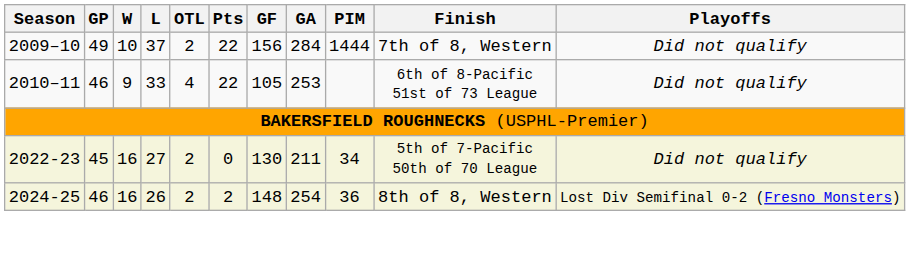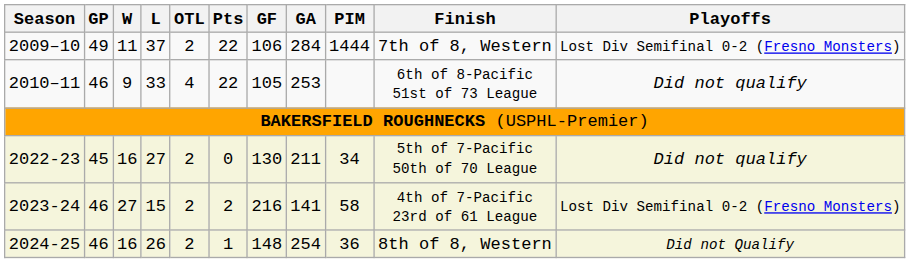(127, 46) 10 -> (127, 46) 11
(267, 46) 156 -> (267, 46) 106
(730, 46) Did not qualify -> (730, 47) Lost Div Semifinal 0-2 (Fresno Monsters)
+ row: (44, 206)
(228, 197) 2 -> (228, 244) 1
(730, 197) Lost Div Semifinal 0-2 (Fresno Monsters) -> (730, 245) Did not Qualify
